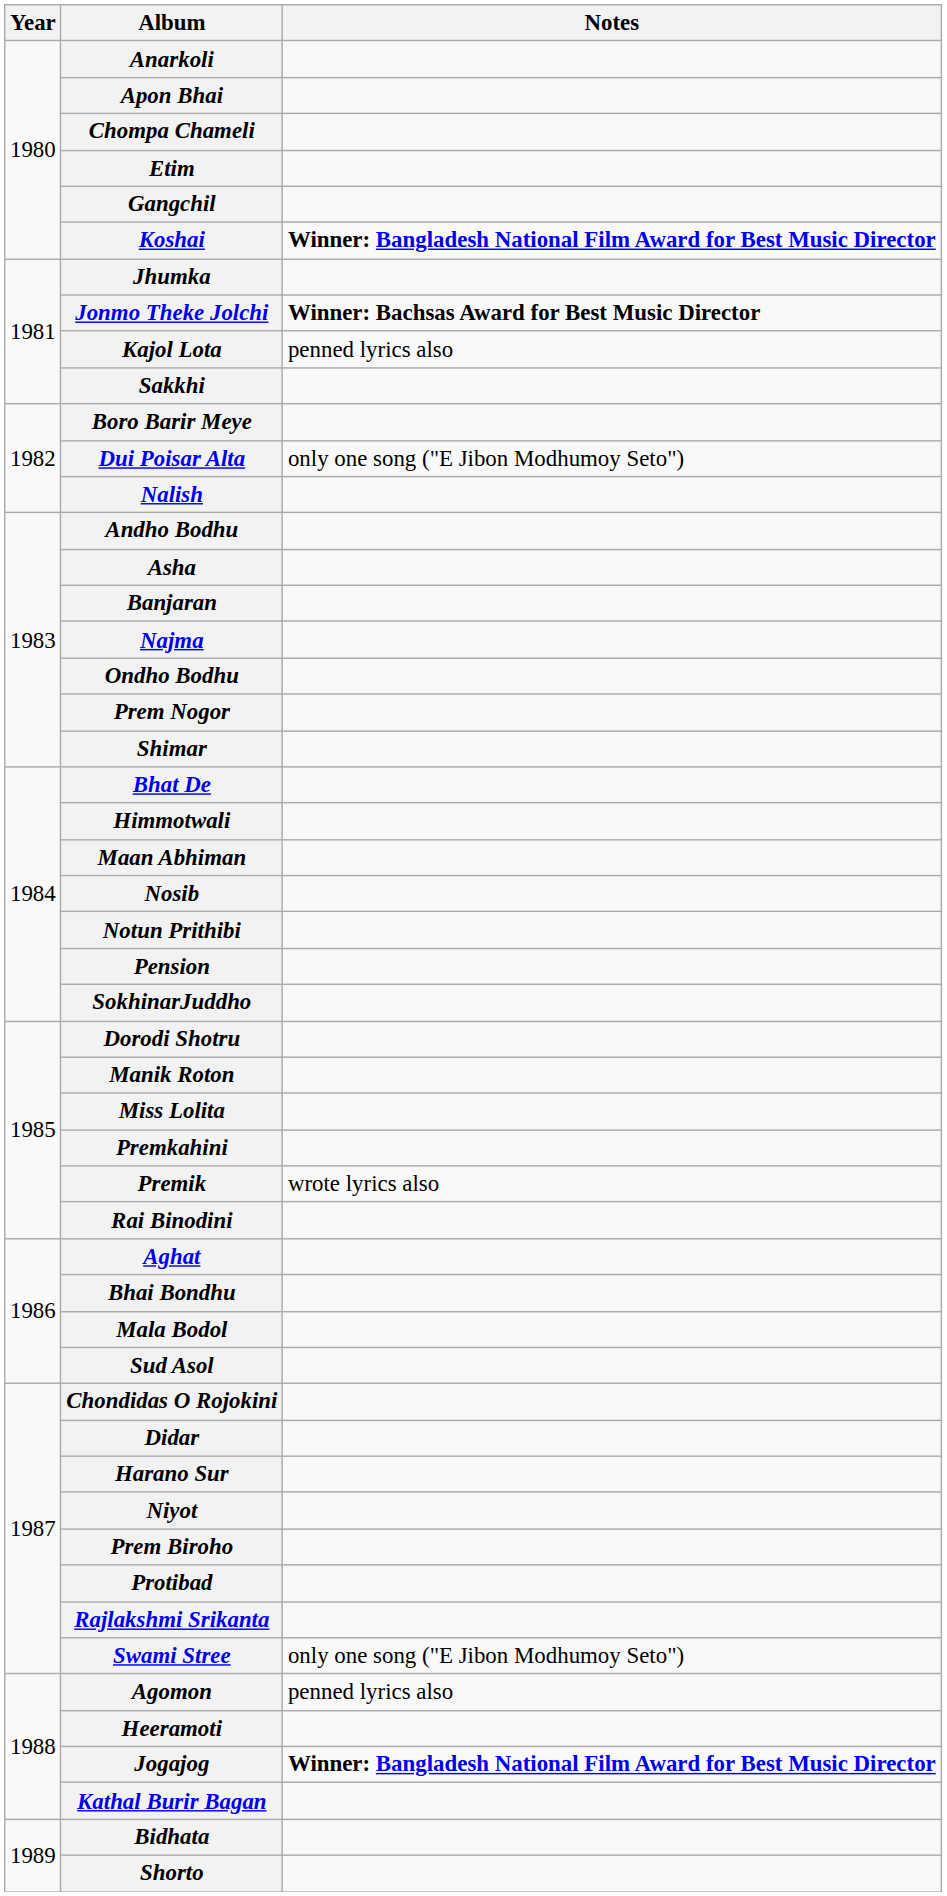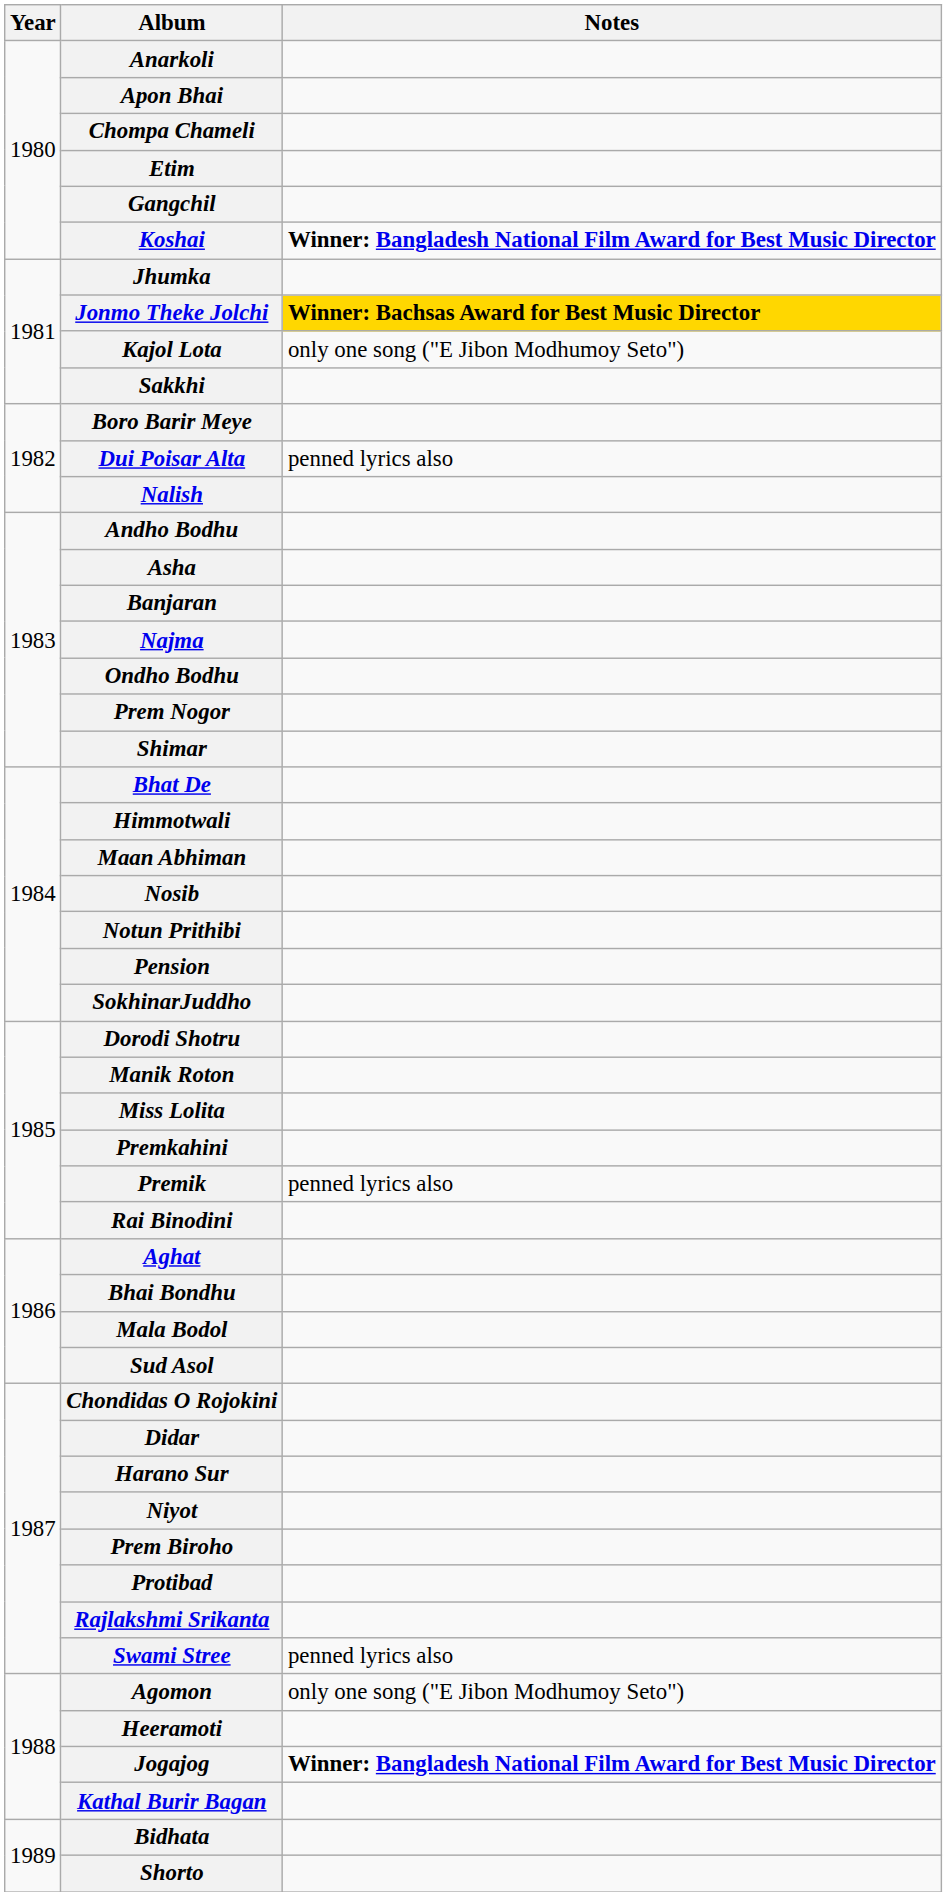(524, 312) no background -> (524, 312) gold background
(371, 349) penned lyrics also -> (486, 349) only one song ("E Jibon Modhumoy Seto")
(486, 458) only one song ("E Jibon Modhumoy Seto") -> (371, 458) penned lyrics also
(364, 1183) wrote lyrics also -> (371, 1183) penned lyrics also
(486, 1655) only one song ("E Jibon Modhumoy Seto") -> (371, 1655) penned lyrics also
(371, 1691) penned lyrics also -> (486, 1691) only one song ("E Jibon Modhumoy Seto")
